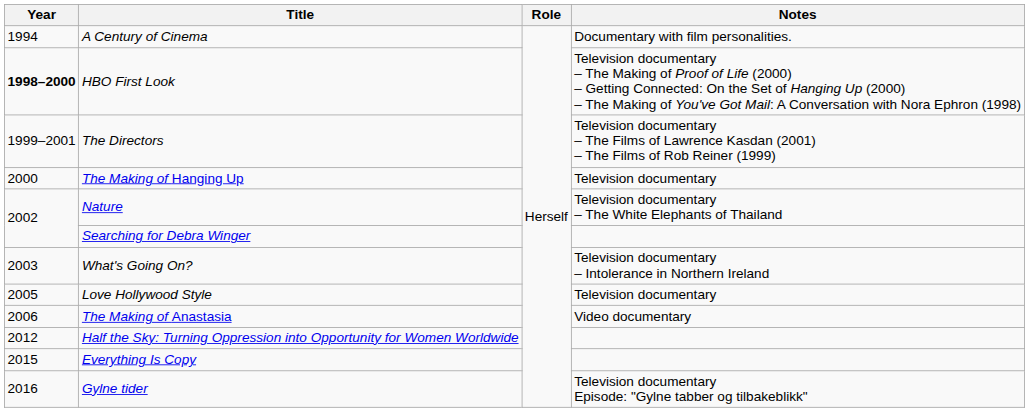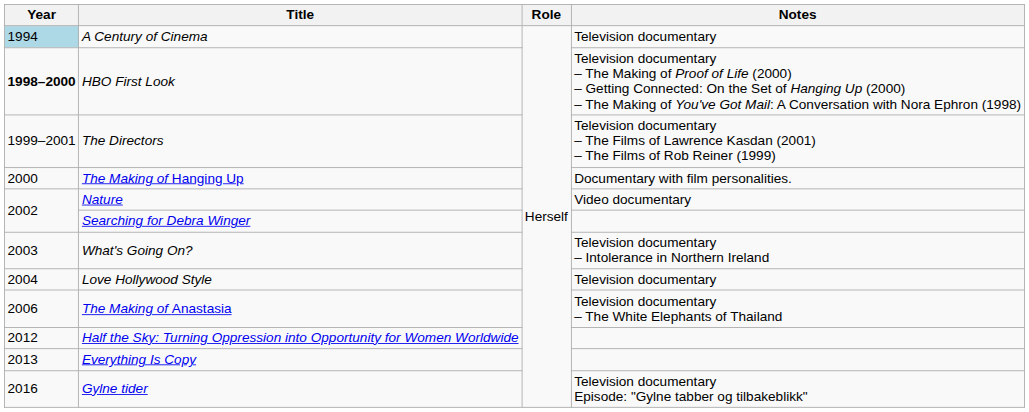(23, 36) no background -> (23, 36) lightblue background
(683, 36) Documentary with film personalities. -> (645, 36) Television documentary
(645, 178) Television documentary -> (683, 178) Documentary with film personalities.
(678, 207) Television documentary – The White Elephants of Thailand -> (633, 199) Video documentary
(23, 294) 2005 -> (23, 279) 2004
(633, 316) Video documentary -> (678, 308) Television documentary – The White Elephants of Thailand
(23, 359) 2015 -> (23, 359) 2013
